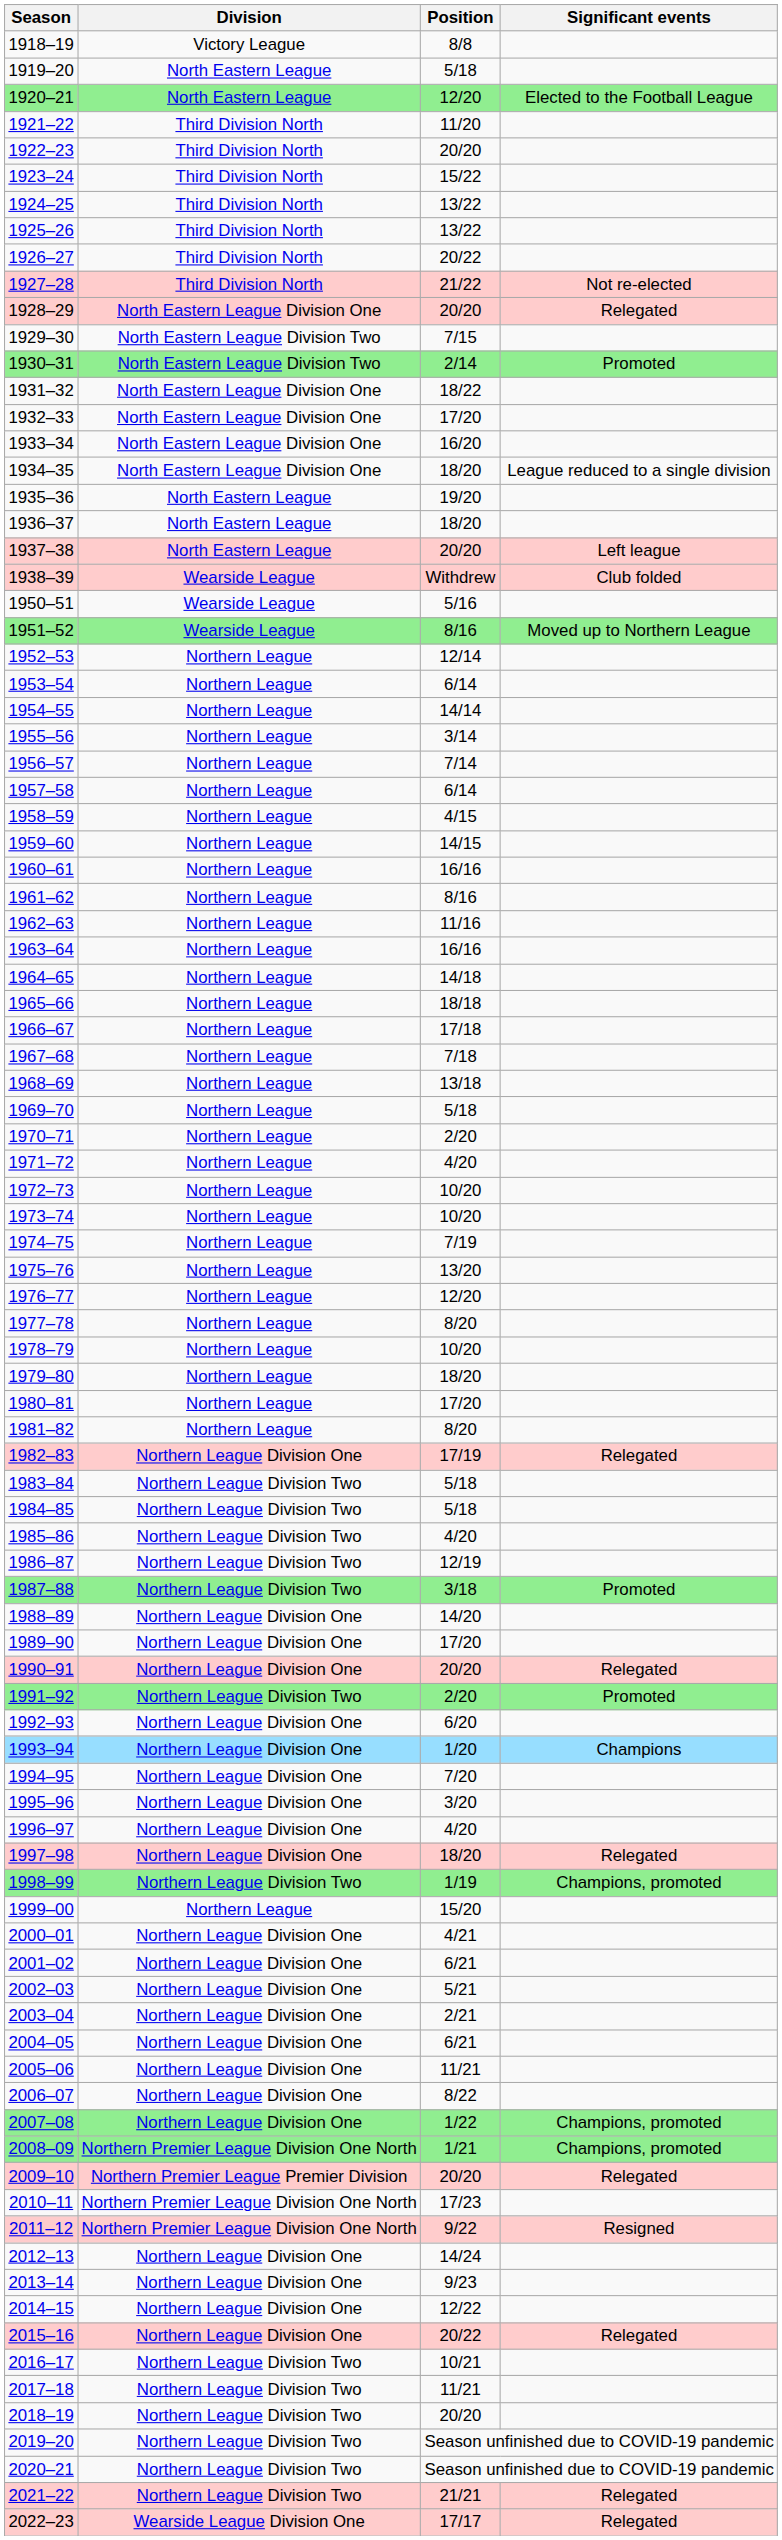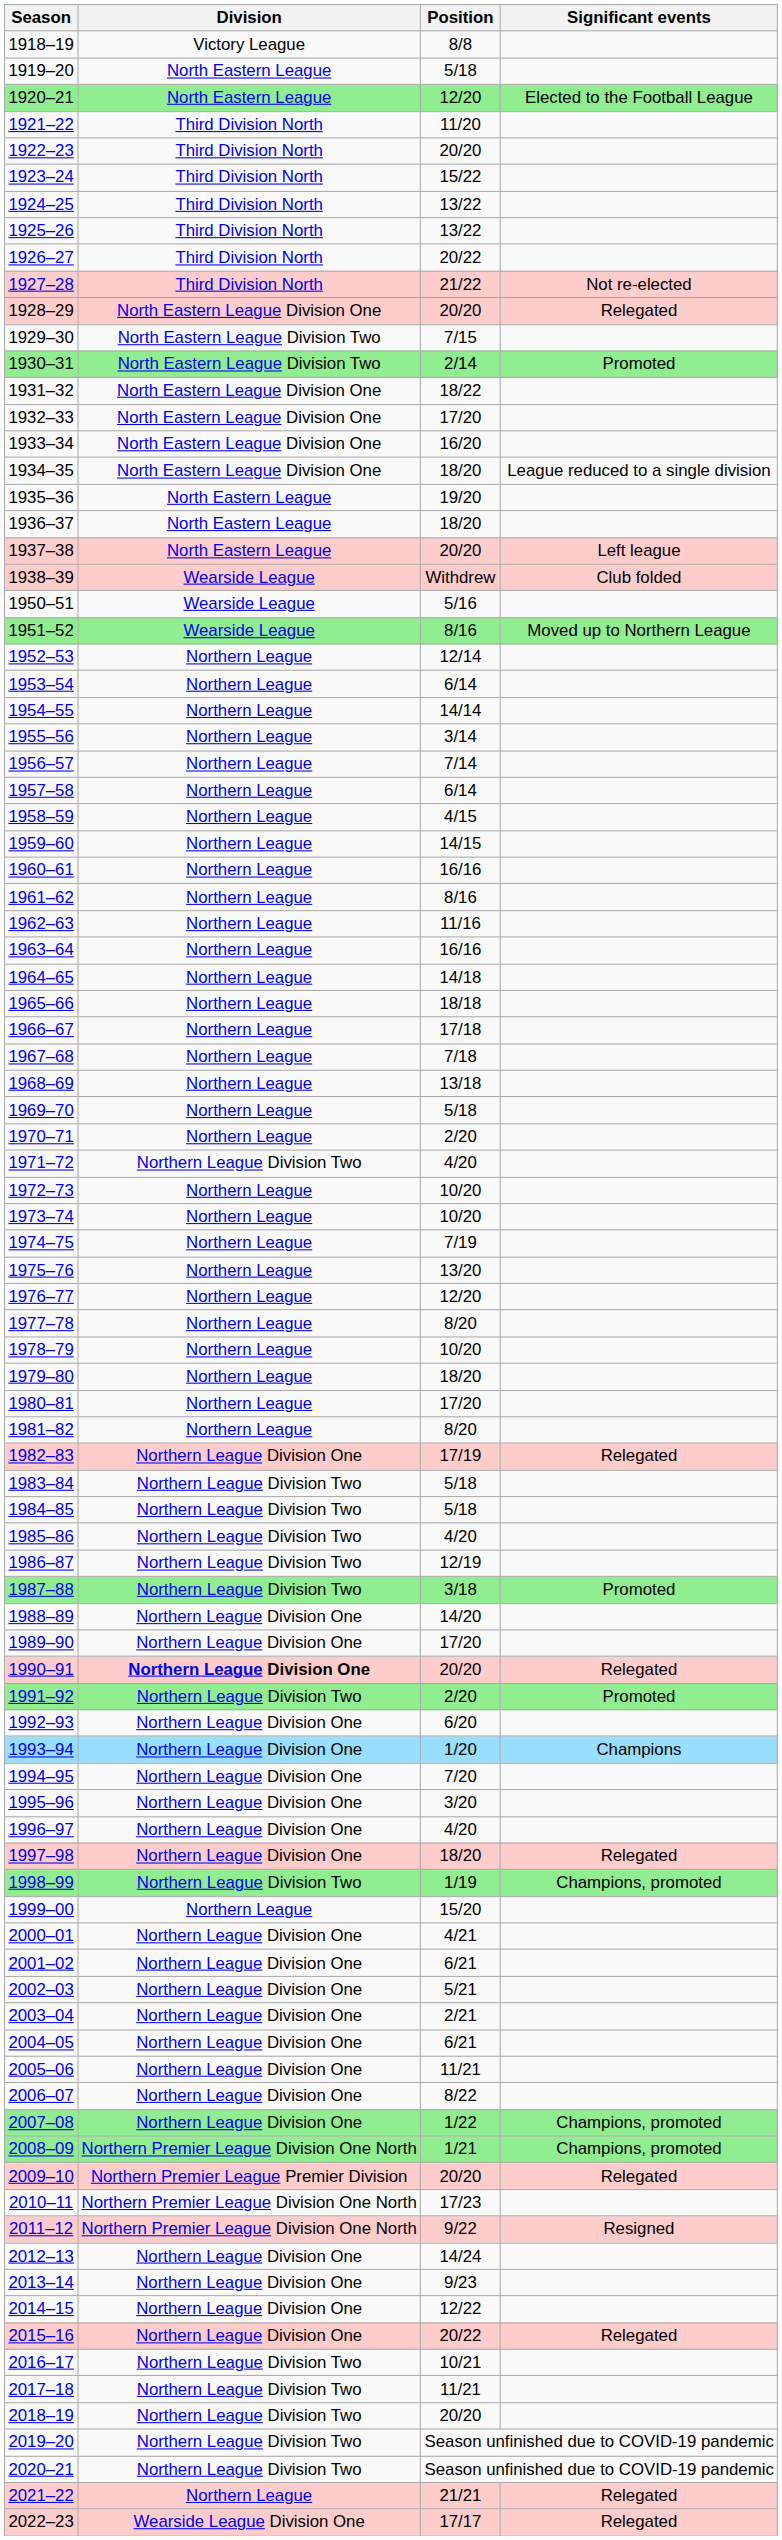(249, 1163) Northern League -> (249, 1163) Northern League Division Two
(249, 1669) normal -> (249, 1669) bold
(249, 2495) Northern League Division Two -> (249, 2495) Northern League
